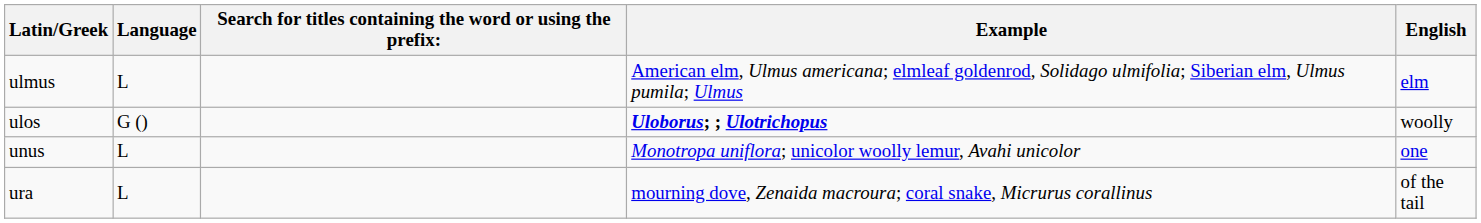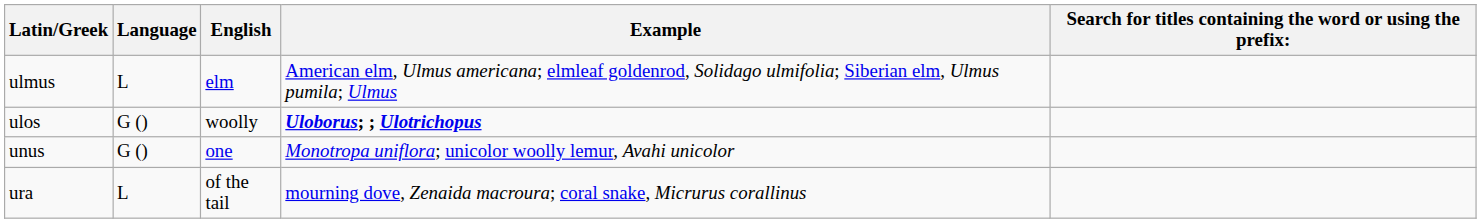columns swapped: (1436, 30) <-> (414, 30)
(123, 151) L -> (132, 151) G ()
